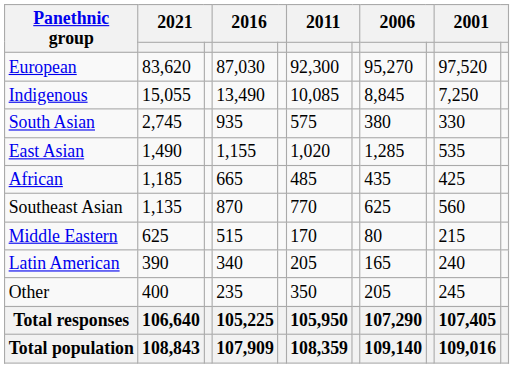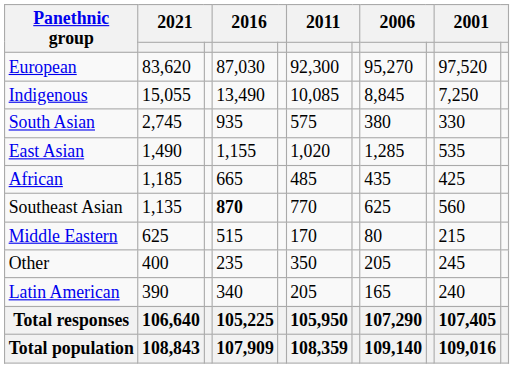(229, 207) normal -> (229, 207) bold
rows swapped: (64, 263) <-> (29, 292)
